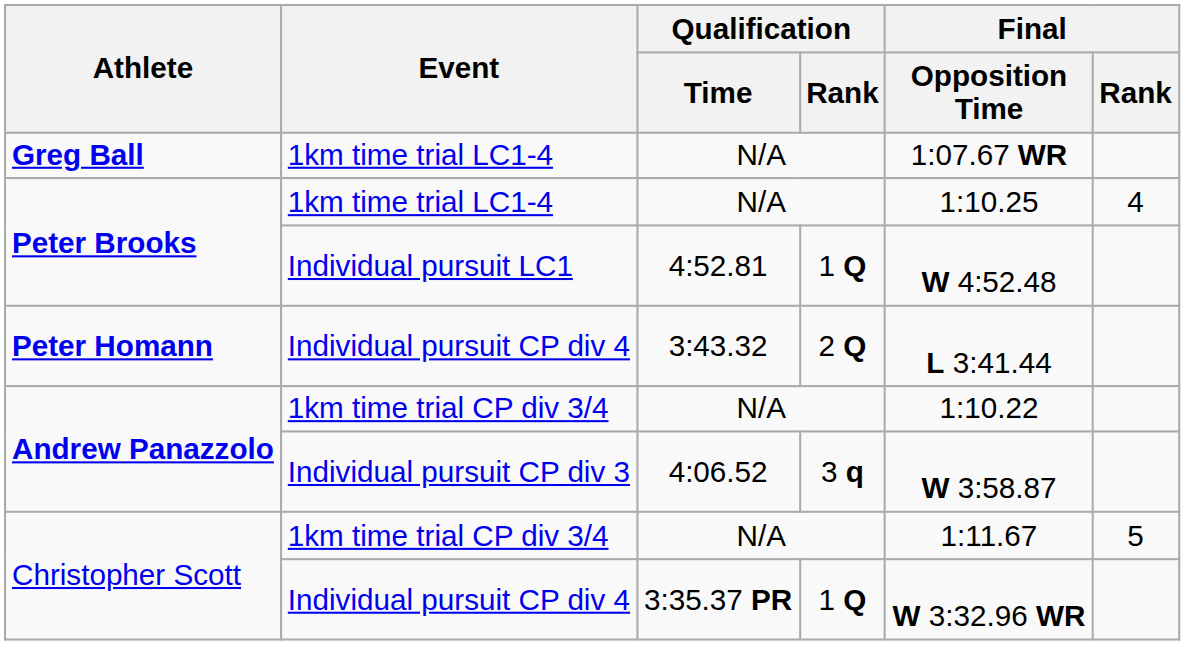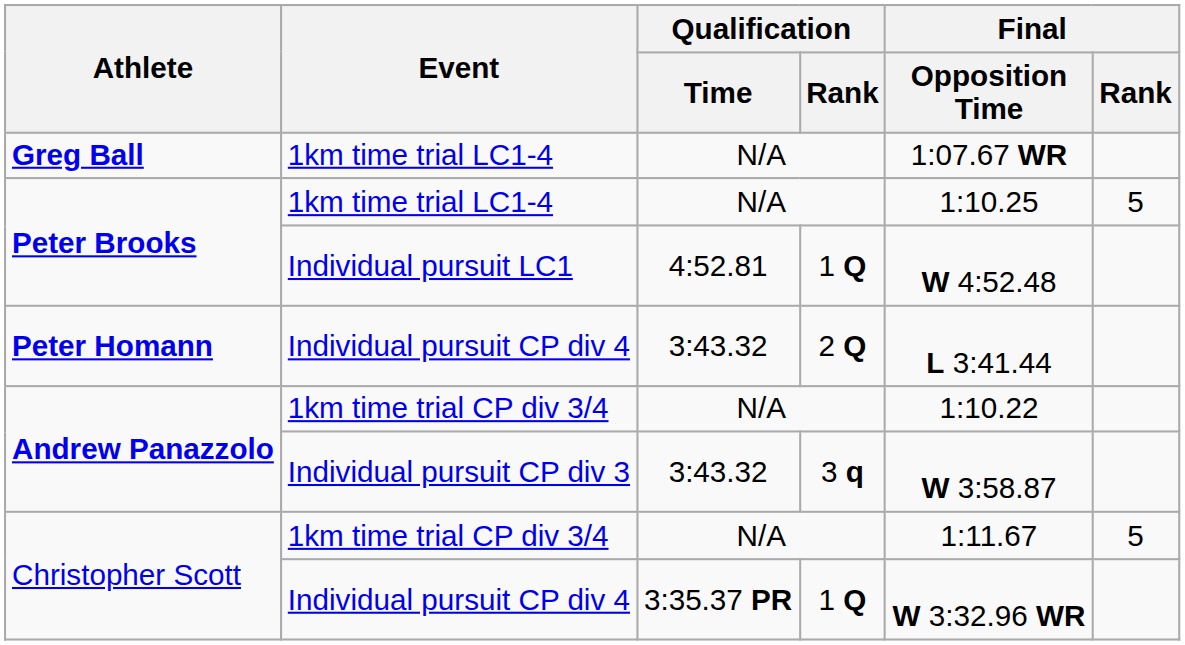(1136, 202) 4 -> (1136, 202) 5
(718, 472) 4:06.52 -> (718, 472) 3:43.32
